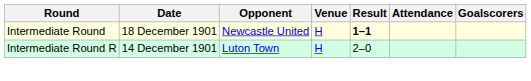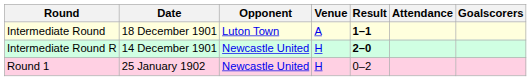(266, 31) Newcastle United -> (251, 31) Luton Town
(318, 31) H -> (318, 31) A
(251, 48) Luton Town -> (266, 48) Newcastle United
(362, 48) normal -> (362, 48) bold
+ row: (28, 66)
